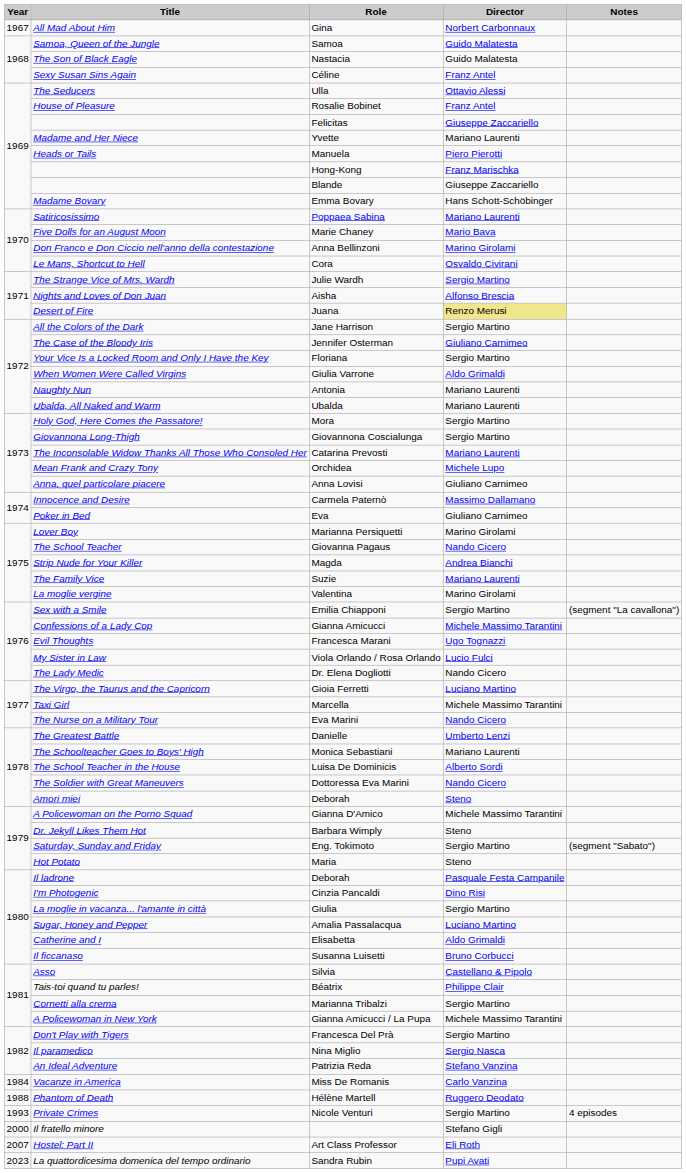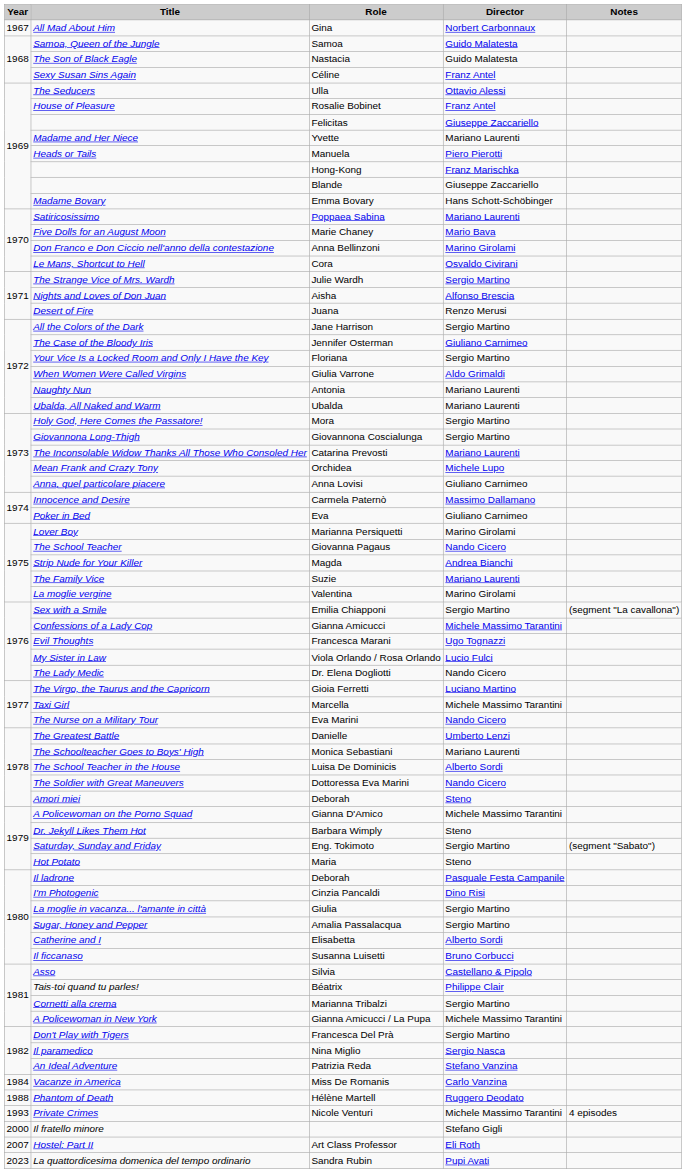(476, 311) khaki background -> (476, 311) no background
(481, 924) Luciano Martino -> (478, 924) Sergio Martino
(475, 940) Aldo Grimaldi -> (474, 940) Alberto Sordi
(478, 1113) Sergio Martino -> (504, 1113) Michele Massimo Tarantini
